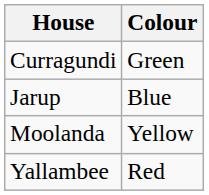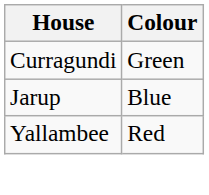- row: (57, 134)
